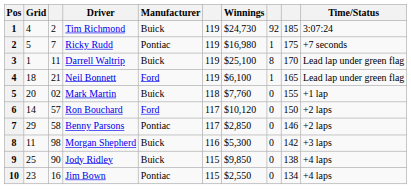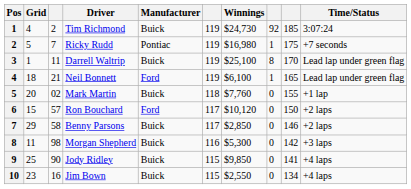(31, 110) 14 -> (31, 110) 15
(156, 126) Pontiac -> (153, 126) Buick
(291, 159) 138 -> (291, 159) 141
(156, 175) Pontiac -> (153, 175) Buick
